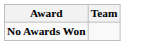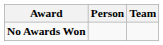+ column: (107, 13)
